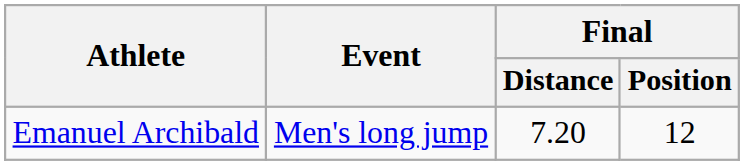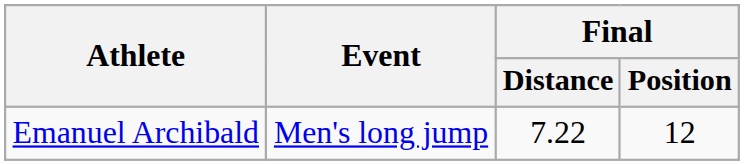(558, 133) 7.20 -> (558, 133) 7.22
